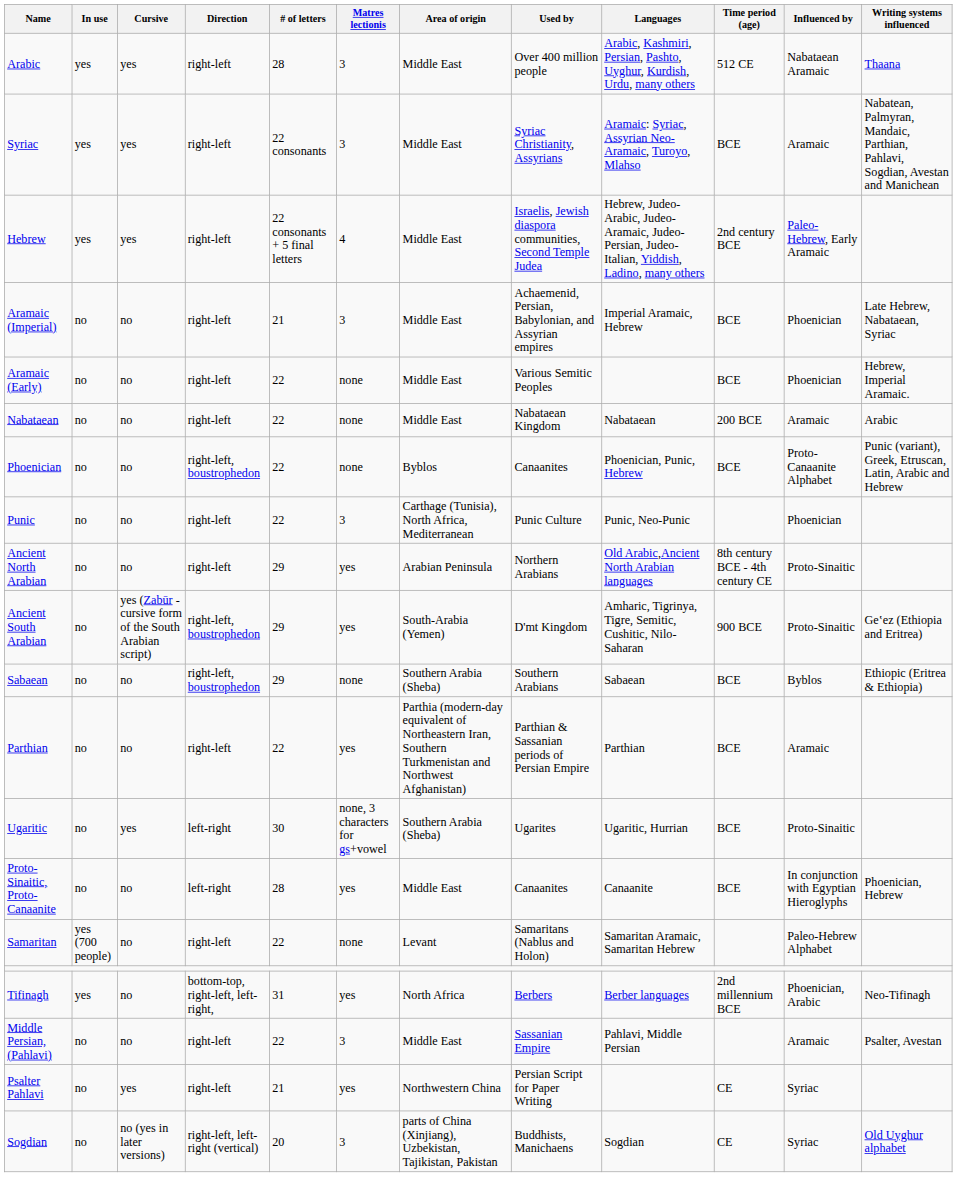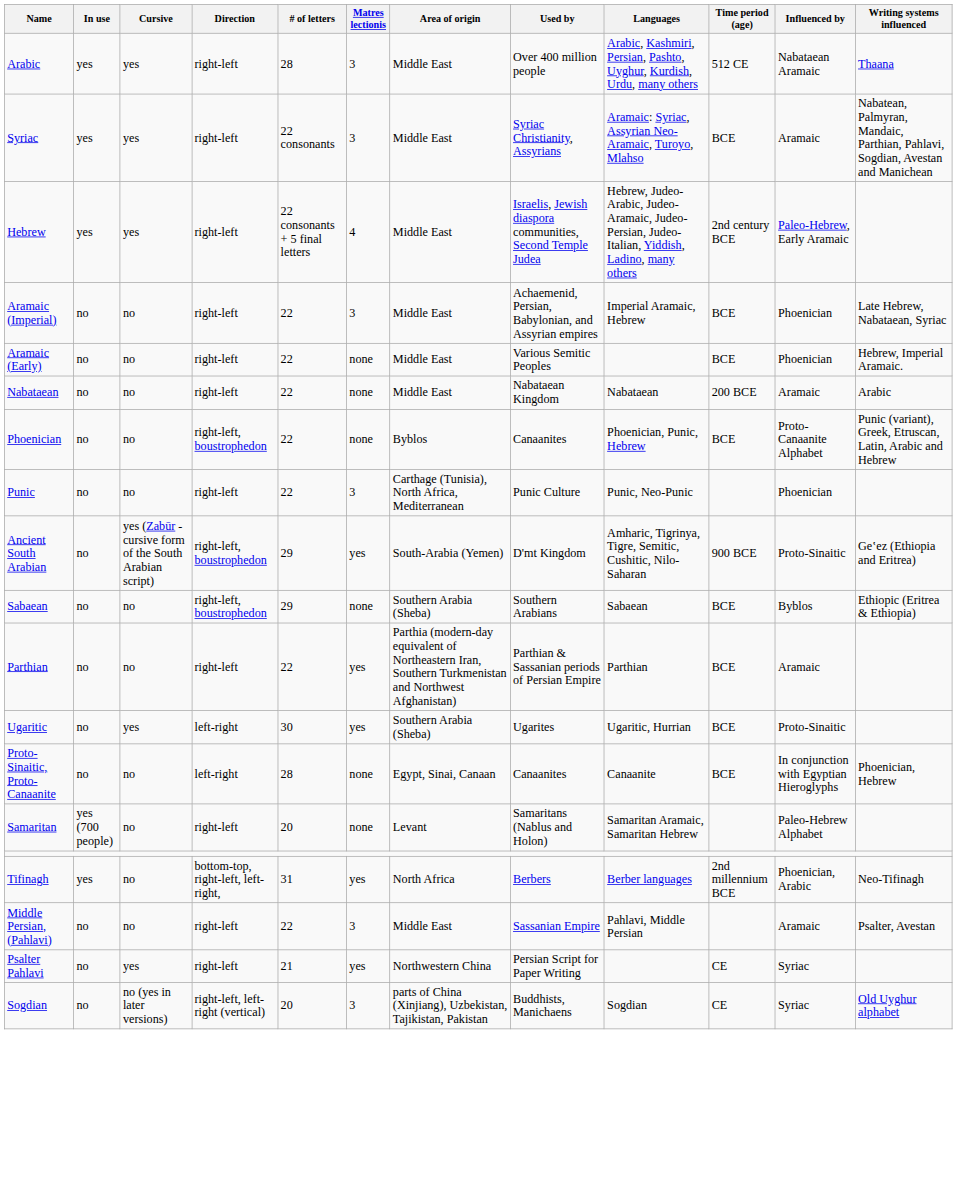(278, 319) 21 -> (287, 313) 22
- row: (27, 566)
(364, 828) none, 3 characters for gs+vowel -> (357, 727) yes
(347, 889) yes -> (361, 773) none
(432, 889) Middle East -> (444, 773) Egypt, Sinai, Canaan
(278, 942) 22 -> (287, 827) 20
